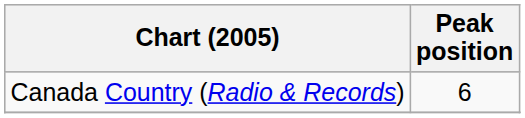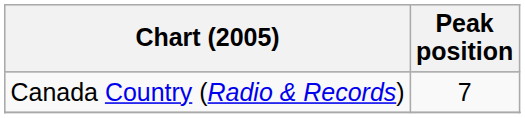(465, 91) 6 -> (465, 91) 7
